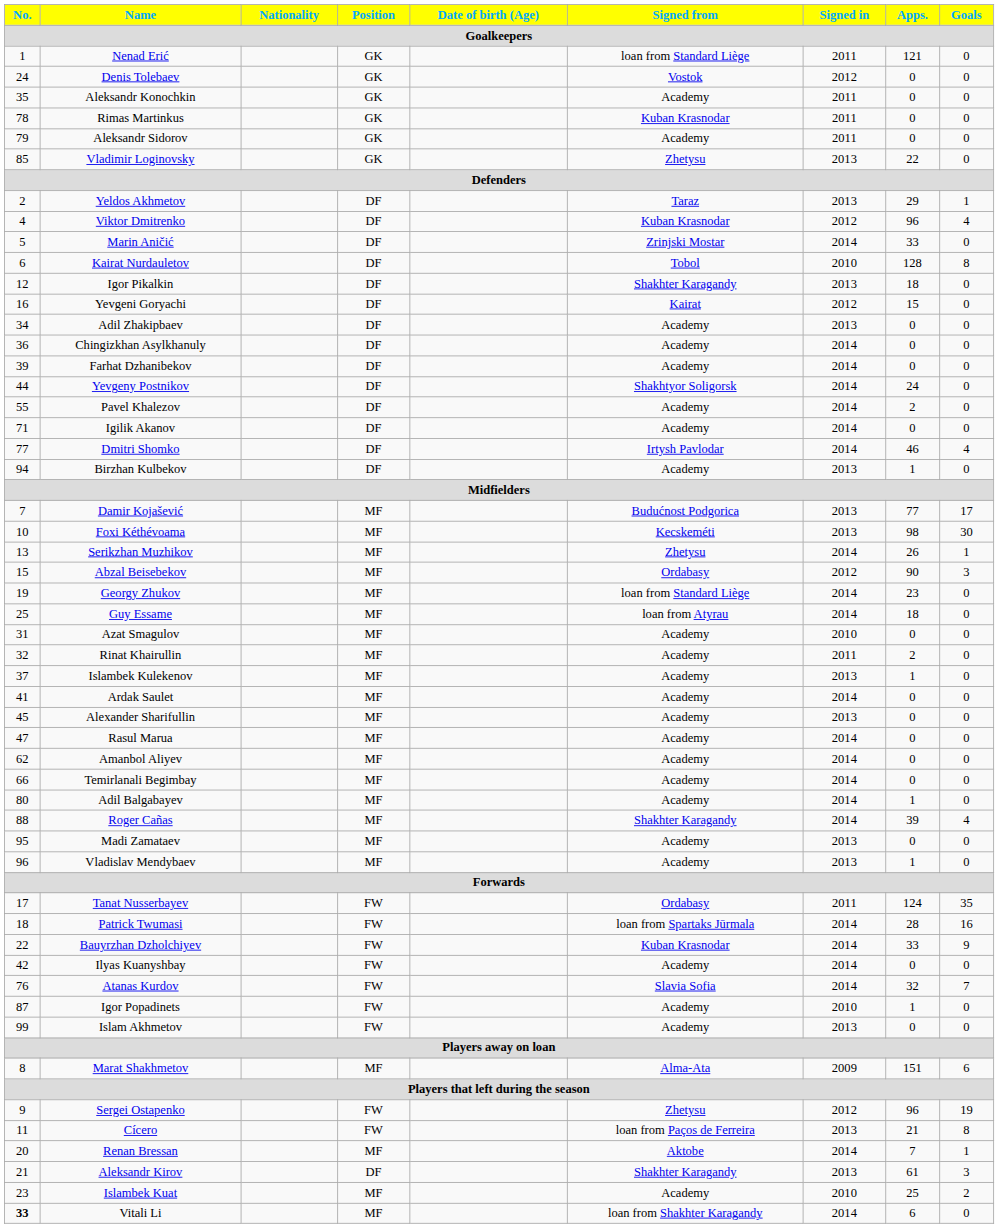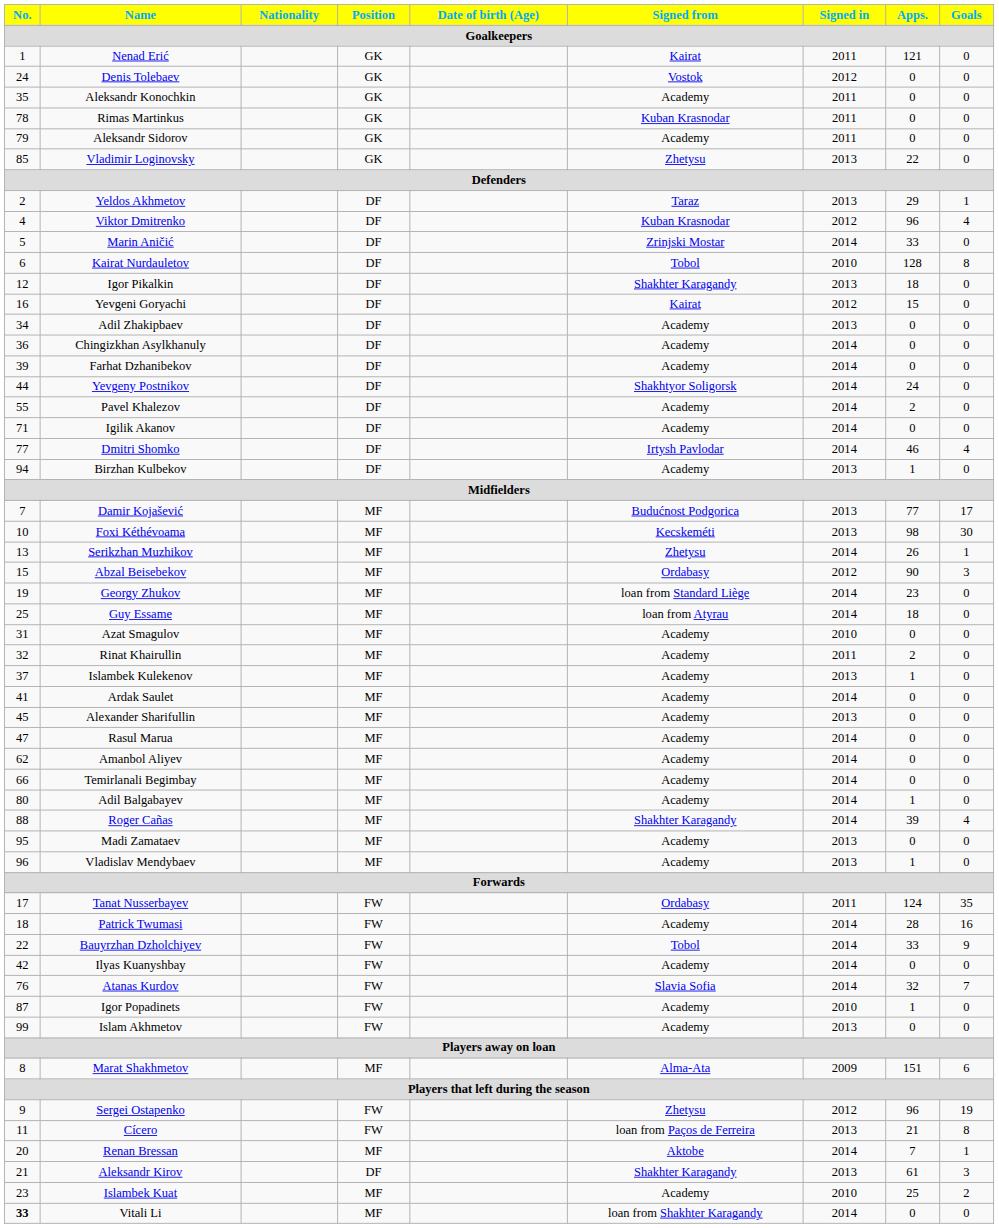(685, 56) loan from Standard Liège -> (685, 56) Kairat
(685, 924) loan from Spartaks Jūrmala -> (685, 924) Academy
(685, 945) Kuban Krasnodar -> (685, 945) Tobol
(912, 1213) 6 -> (912, 1213) 0
